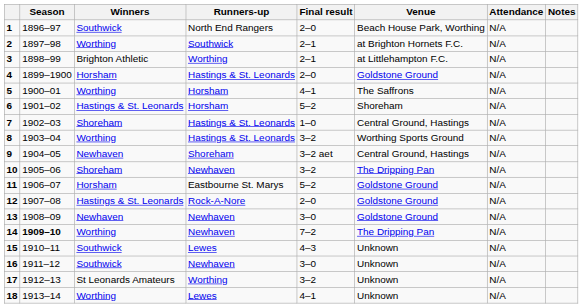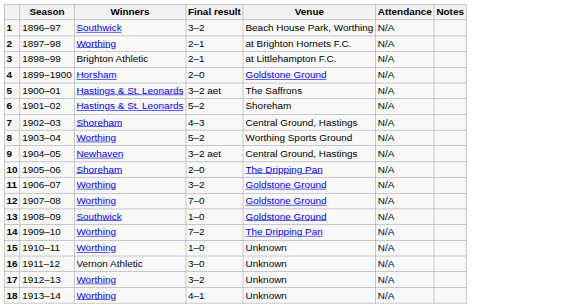- column: (241, 12)
(308, 28) 2–0 -> (196, 28) 3–2
(96, 91) Worthing -> (130, 91) Hastings & St. Leonards
(308, 91) 4–1 -> (205, 91) 3–2 aet
(308, 122) 1–0 -> (196, 122) 4–3
(308, 138) 3–2 -> (196, 138) 5–2
(308, 169) 3–2 -> (196, 169) 2–0
(97, 185) Horsham -> (96, 185) Worthing
(308, 185) 5–2 -> (196, 185) 3–2
(130, 201) Hastings & St. Leonards -> (96, 201) Worthing
(308, 201) 2–0 -> (196, 201) 7–0
(100, 216) Newhaven -> (99, 216) Southwick
(308, 216) 3–0 -> (196, 216) 1–0
(42, 232) bold -> (42, 232) normal
(99, 248) Southwick -> (96, 248) Worthing
(308, 248) 4–3 -> (196, 248) 1–0
(99, 264) Southwick -> (110, 264) Vernon Athletic
(126, 279) St Leonards Amateurs -> (96, 279) Worthing
